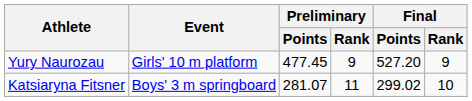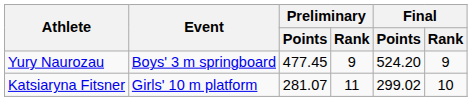(195, 62) Girls' 10 m platform -> (204, 62) Boys' 3 m springboard
(399, 62) 527.20 -> (399, 62) 524.20
(204, 85) Boys' 3 m springboard -> (195, 85) Girls' 10 m platform
